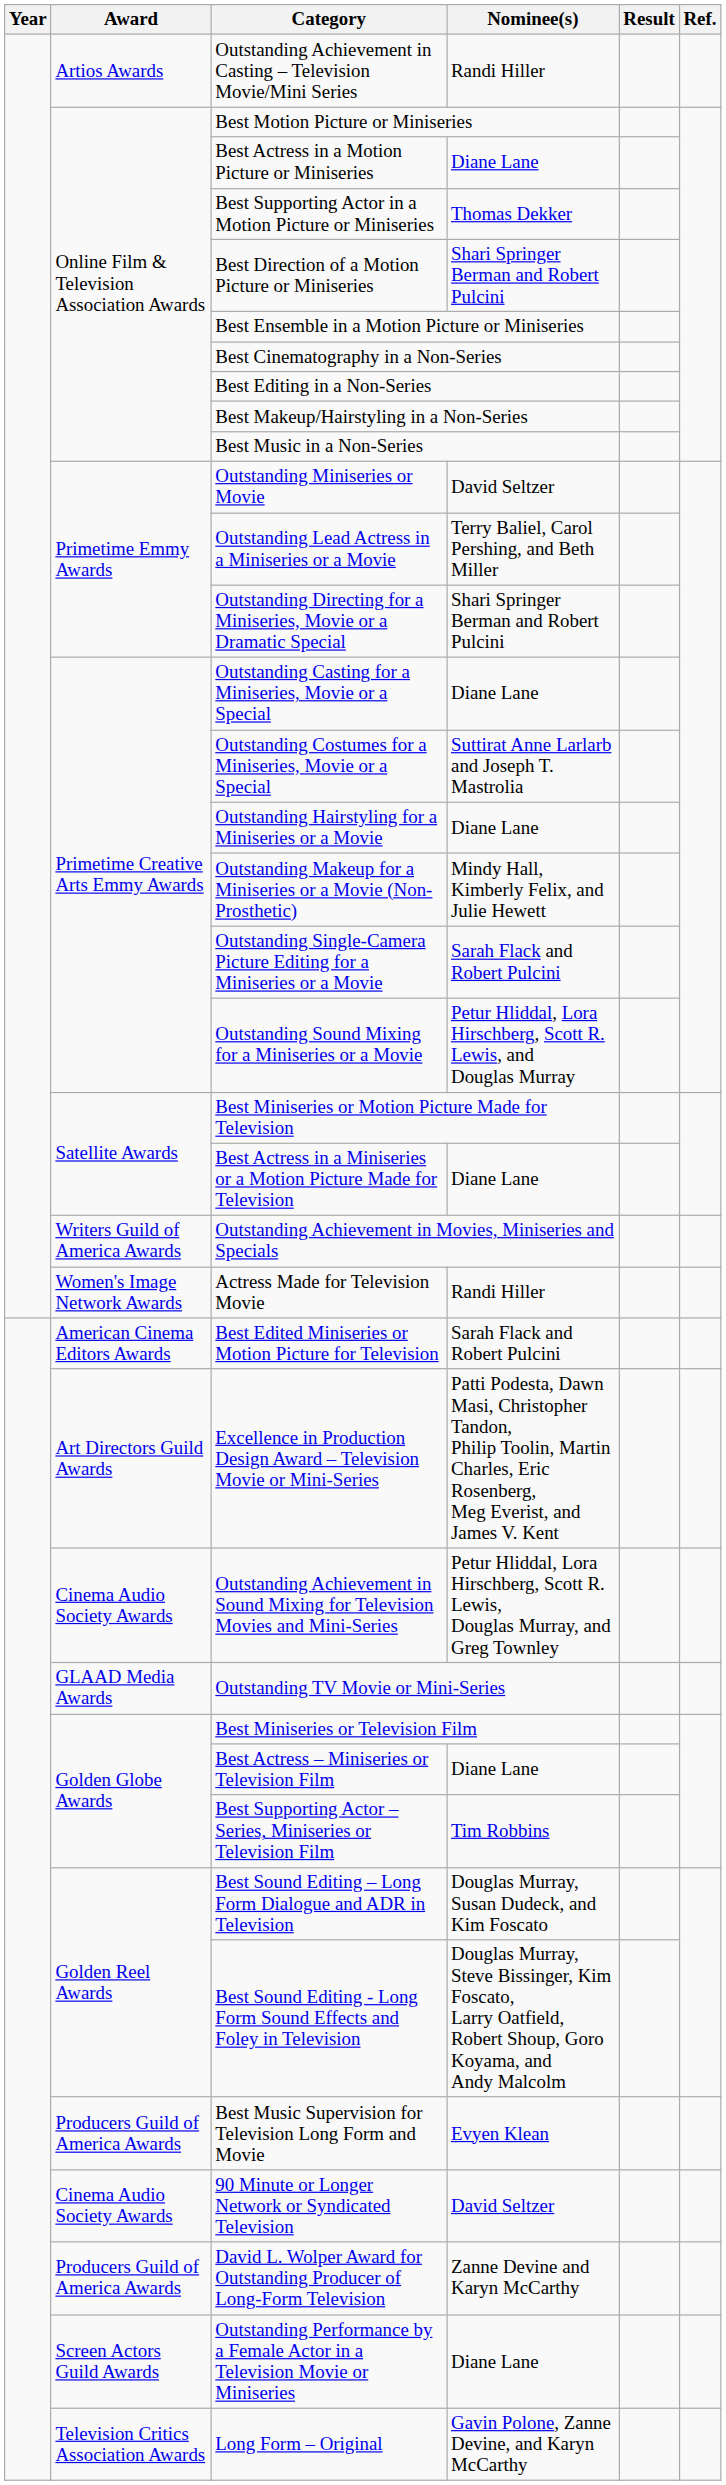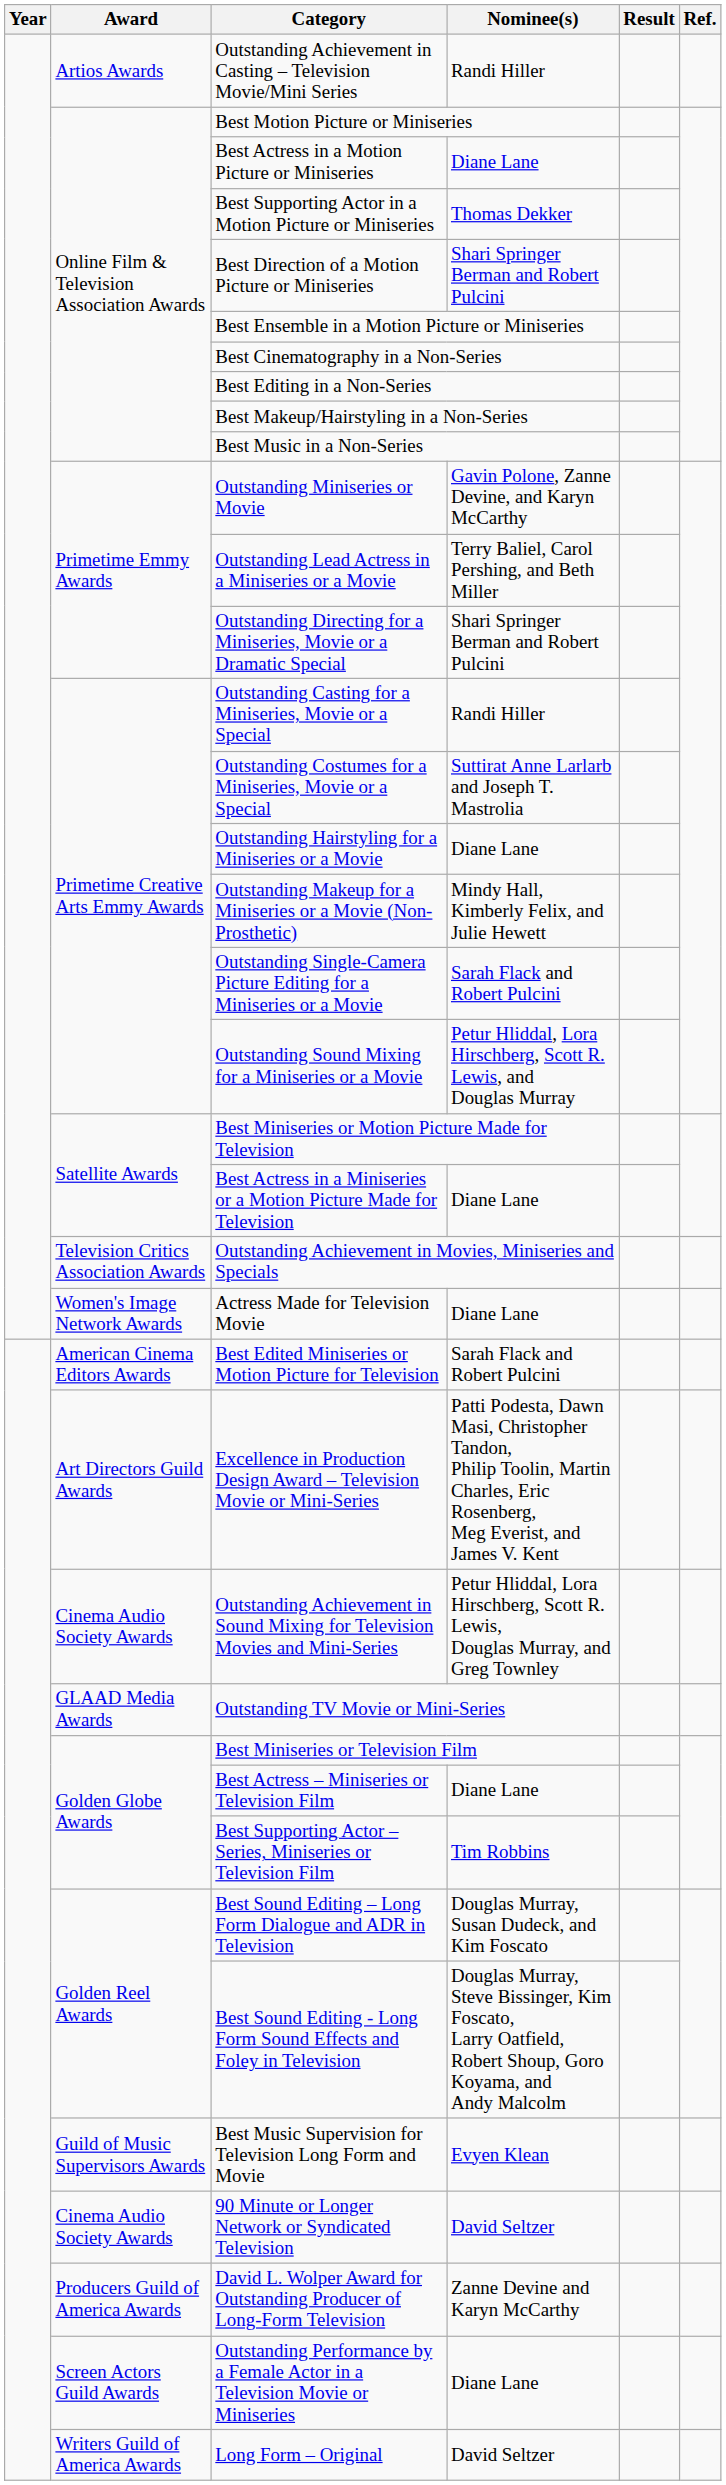(503, 486) David Seltzer -> (531, 497) Gavin Polone, Zanne Devine, and Karyn McCarthy
(495, 693) Diane Lane -> (498, 714) Randi Hiller
(118, 1241) Writers Guild of America Awards -> (130, 1262) Television Critics Association Awards
(498, 1292) Randi Hiller -> (495, 1313) Diane Lane
(127, 2133) Producers Guild of America Awards -> (130, 2154) Guild of Music Supervisors Awards
(130, 2444) Television Critics Association Awards -> (118, 2454) Writers Guild of America Awards
(531, 2444) Gavin Polone, Zanne Devine, and Karyn McCarthy -> (503, 2454) David Seltzer
